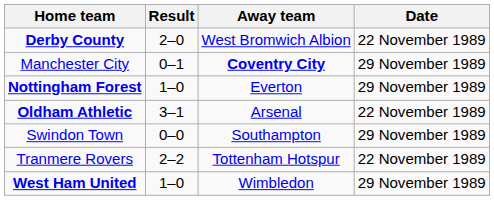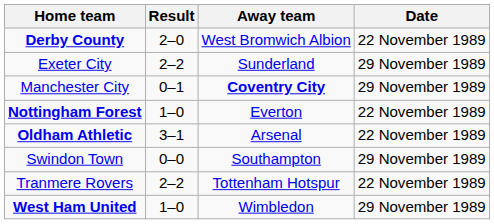+ row: (75, 64)
(422, 87) 29 November 1989 -> (422, 111) 22 November 1989
